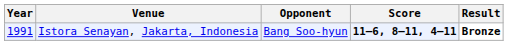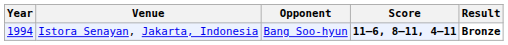(20, 31) 1991 -> (20, 31) 1994
